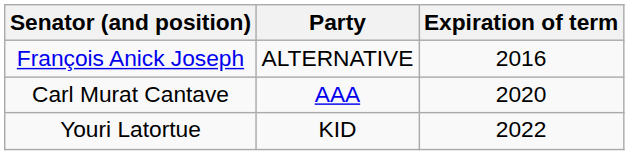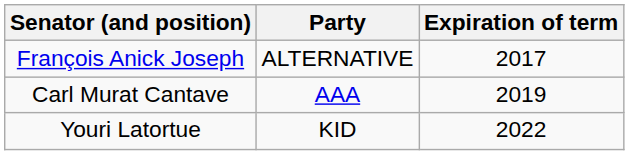(521, 58) 2016 -> (521, 58) 2017
(521, 94) 2020 -> (521, 94) 2019
